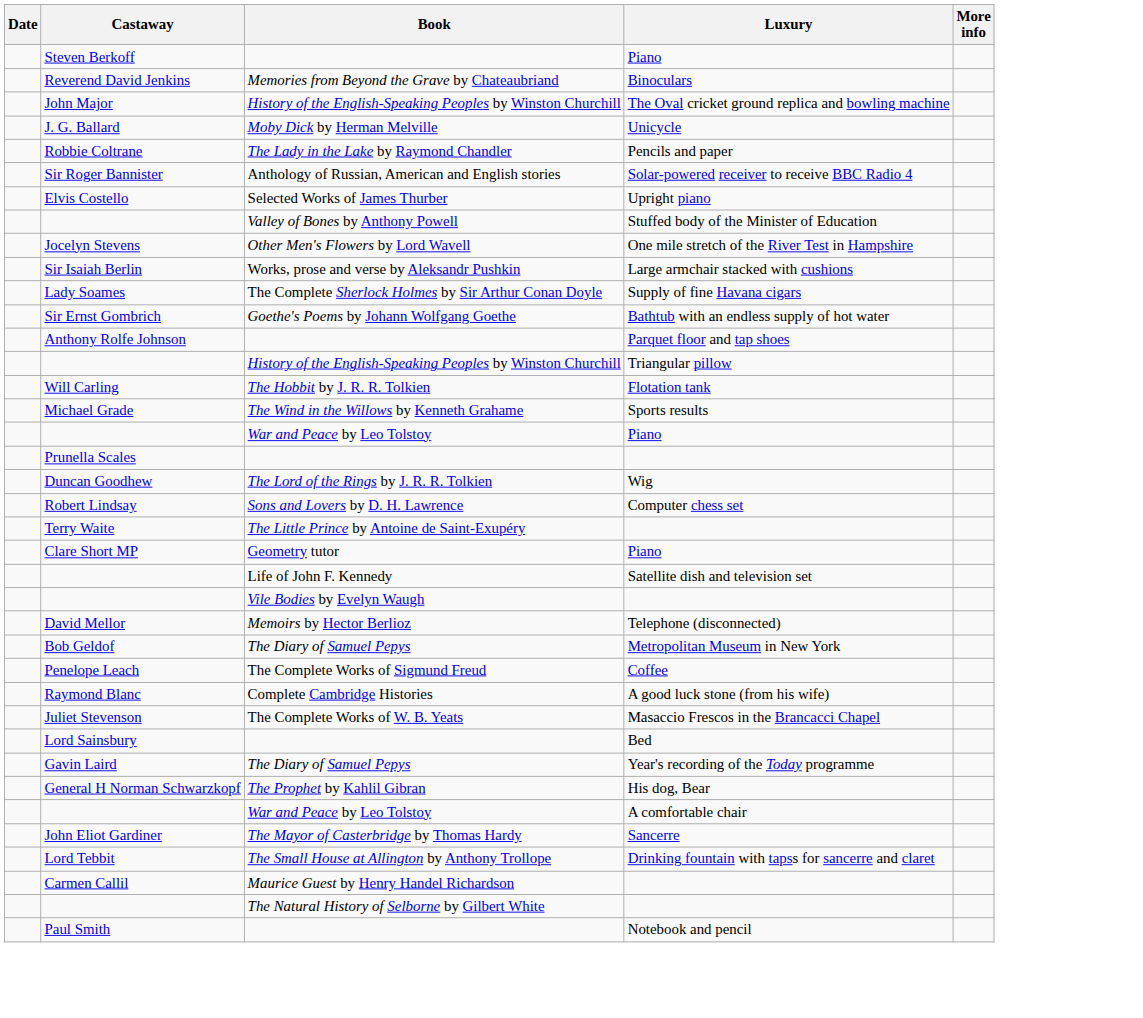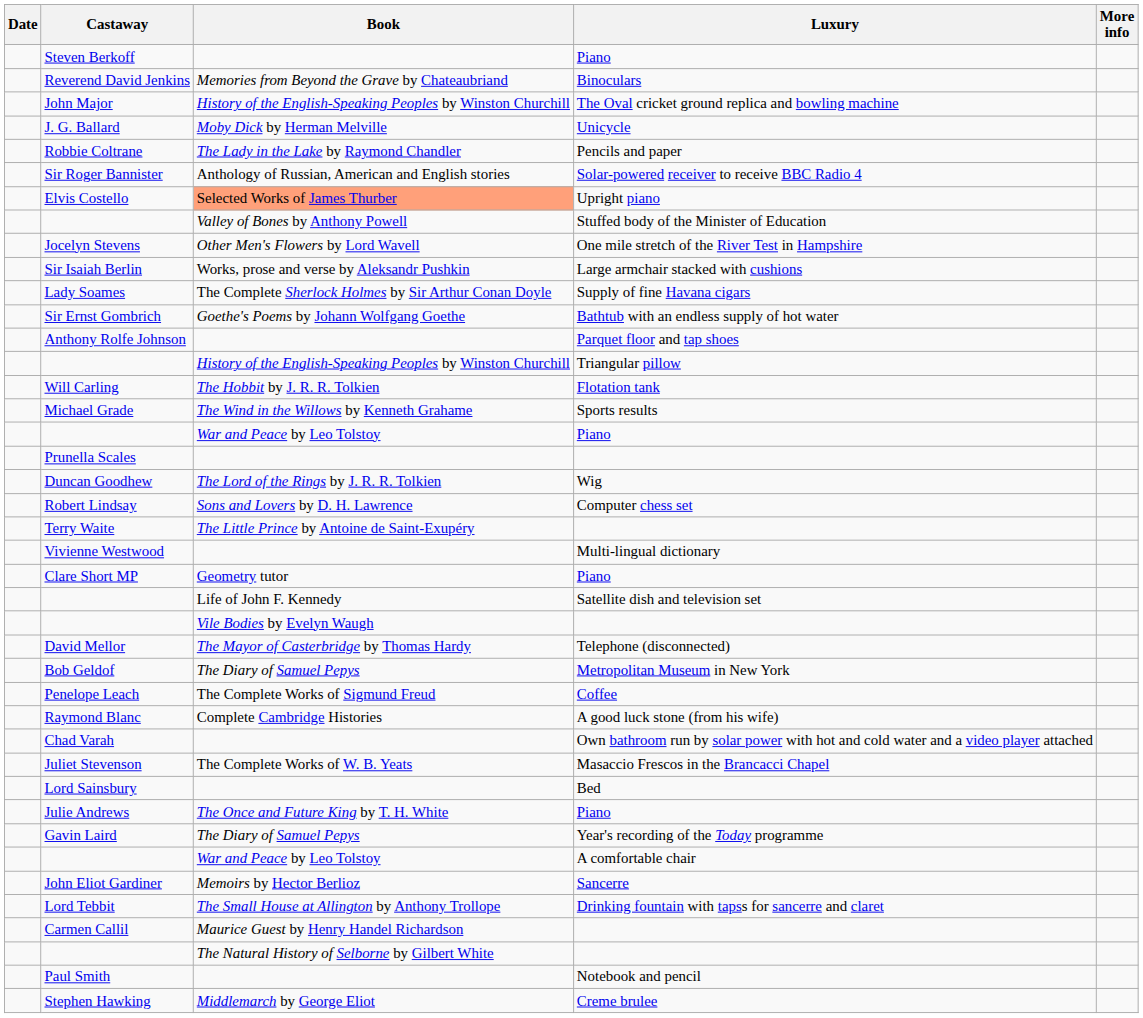(348, 198) no background -> (297, 198) lightsalmon background
+ row: (104, 552)
(329, 623) Memoirs by Hector Berlioz -> (334, 646) The Mayor of Casterbridge by Thomas Hardy
+ row: (79, 741)
+ row: (87, 811)
- row: (143, 788)
(385, 835) The Mayor of Casterbridge by Thomas Hardy -> (278, 882) Memoirs by Hector Berlioz
+ row: (98, 1000)
